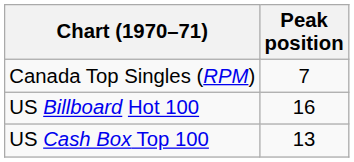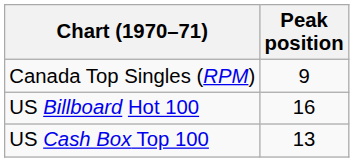(304, 75) 7 -> (304, 75) 9
